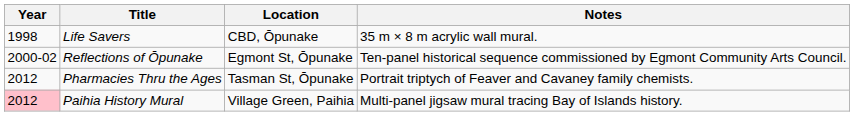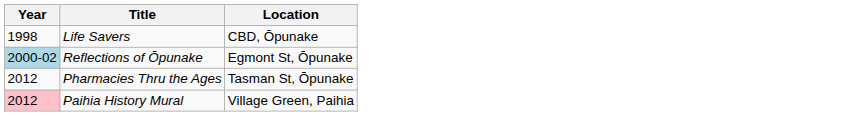- column: (603, 15)
(32, 57) no background -> (32, 57) lightblue background
